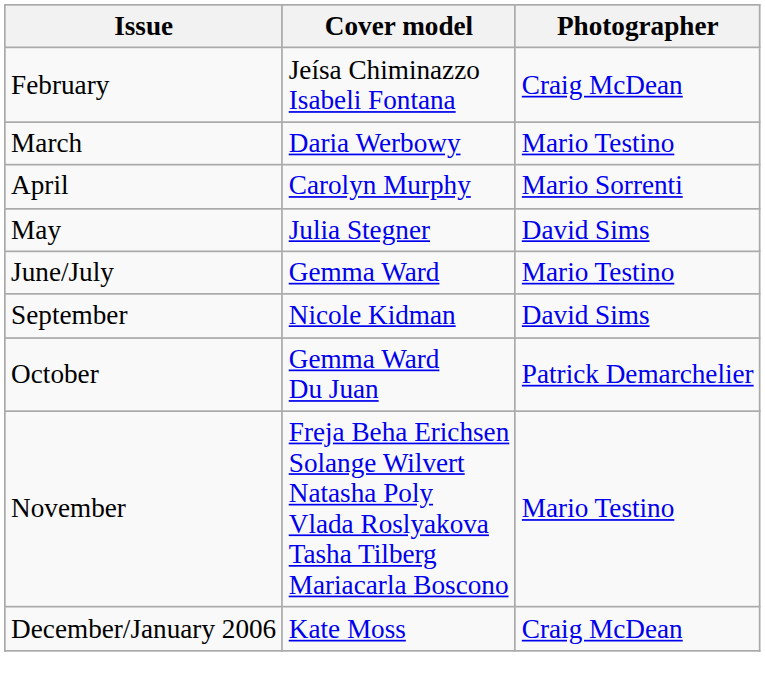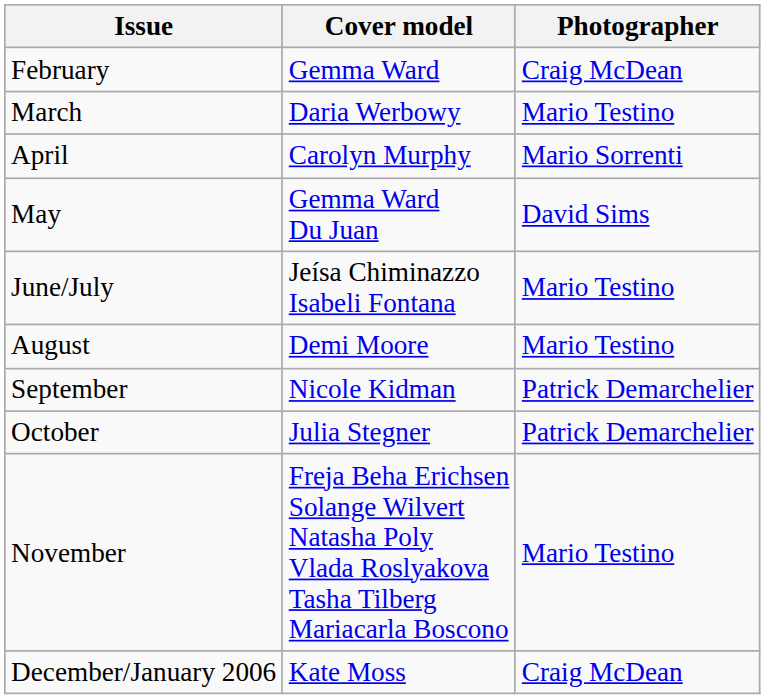(384, 84) Jeísa Chiminazzo Isabeli Fontana -> (364, 69) Gemma Ward
(359, 229) Julia Stegner -> (364, 213) Gemma Ward Du Juan
(364, 272) Gemma Ward -> (384, 287) Jeísa Chiminazzo Isabeli Fontana
+ row: (50, 346)
(586, 315) David Sims -> (638, 389) Patrick Demarchelier
(364, 373) Gemma Ward Du Juan -> (359, 432) Julia Stegner
